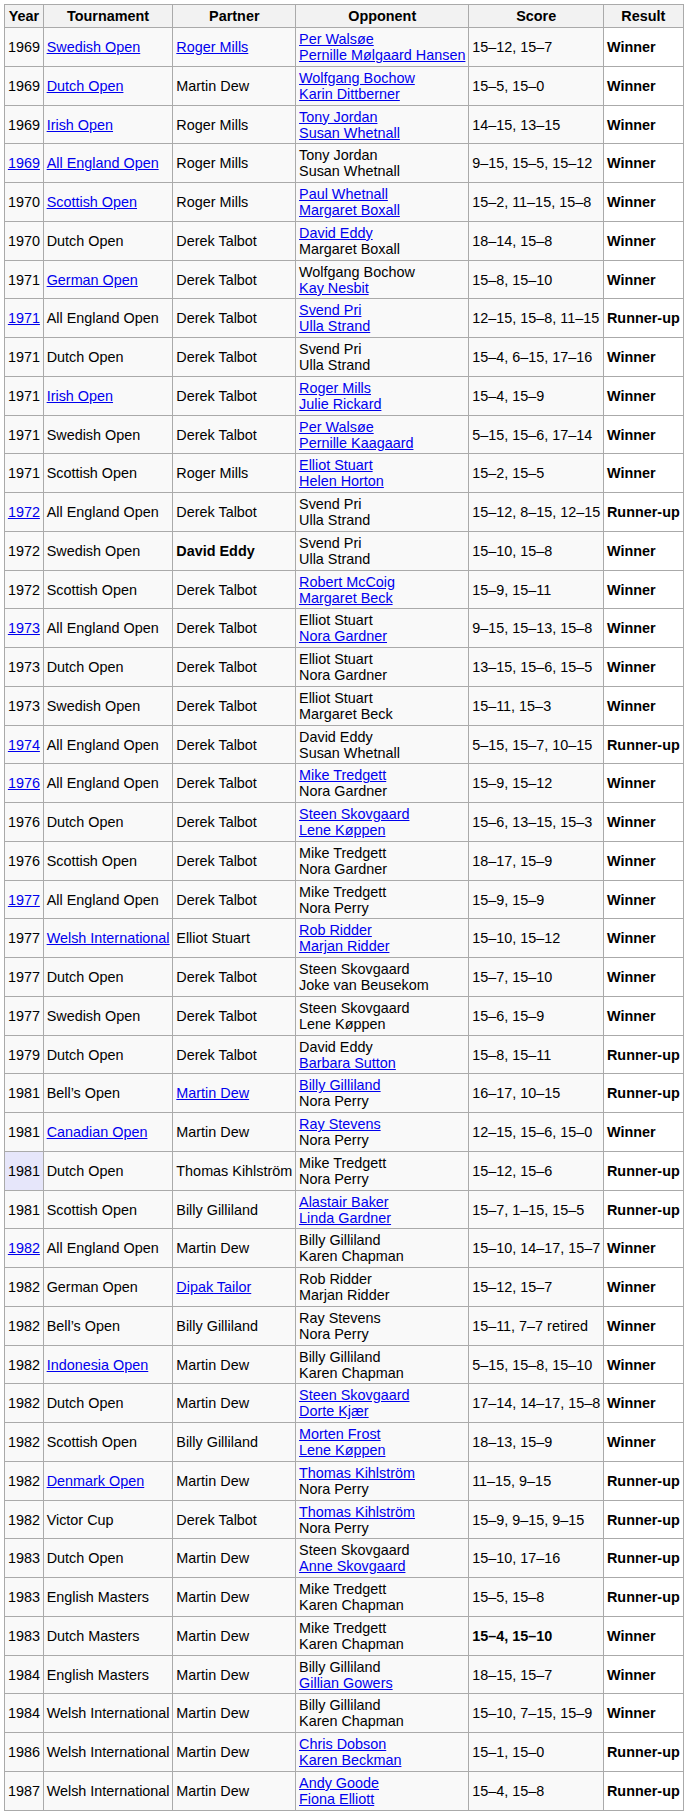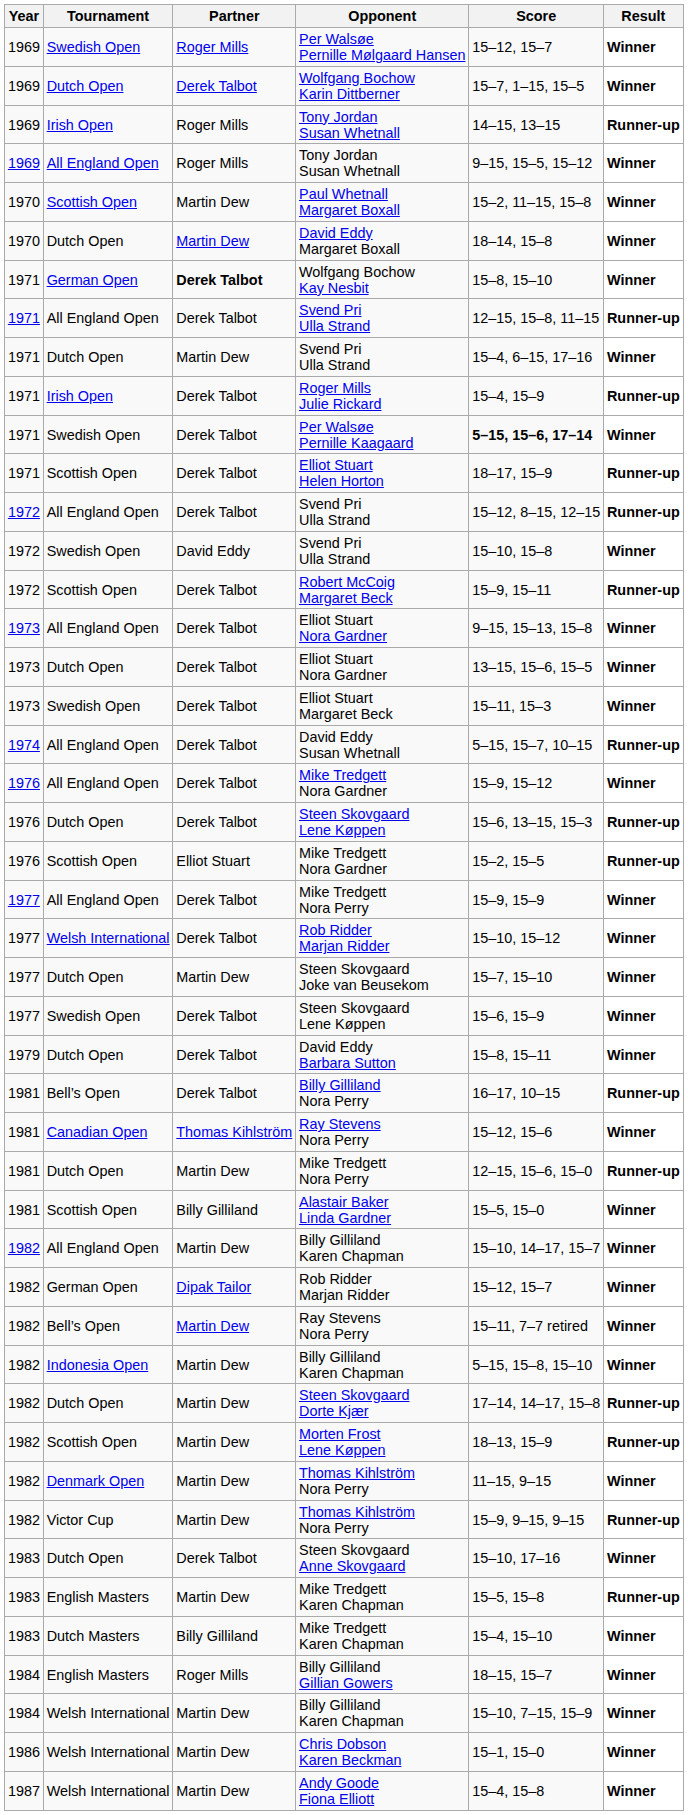(213, 86) Martin Dew -> (217, 86) Derek Talbot
(508, 86) 15–5, 15–0 -> (528, 86) 15–7, 1–15, 15–5
(631, 125) Winner -> (643, 125) Runner-up
(212, 202) Roger Mills -> (213, 202) Martin Dew
(217, 241) Derek Talbot -> (213, 241) Martin Dew
(217, 280) normal -> (219, 280) bold
(217, 357) Derek Talbot -> (213, 357) Martin Dew
(631, 396) Winner -> (643, 396) Runner-up
(532, 435) normal -> (532, 435) bold
(212, 473) Roger Mills -> (217, 473) Derek Talbot
(508, 473) 15–2, 15–5 -> (512, 473) 18–17, 15–9
(631, 473) Winner -> (643, 473) Runner-up
(216, 551) bold -> (213, 551) normal
(631, 590) Winner -> (643, 590) Runner-up
(631, 822) Winner -> (643, 822) Runner-up
(217, 861) Derek Talbot -> (213, 861) Elliot Stuart
(512, 861) 18–17, 15–9 -> (508, 861) 15–2, 15–5
(631, 861) Winner -> (643, 861) Runner-up
(213, 938) Elliot Stuart -> (217, 938) Derek Talbot
(217, 977) Derek Talbot -> (213, 977) Martin Dew
(643, 1055) Runner-up -> (631, 1055) Winner
(213, 1093) Martin Dew -> (217, 1093) Derek Talbot
(213, 1132) Martin Dew -> (234, 1132) Thomas Kihlström
(532, 1132) 12–15, 15–6, 15–0 -> (512, 1132) 15–12, 15–6
(24, 1171) lavender background -> (24, 1171) no background
(234, 1171) Thomas Kihlström -> (213, 1171) Martin Dew
(512, 1171) 15–12, 15–6 -> (532, 1171) 12–15, 15–6, 15–0
(528, 1210) 15–7, 1–15, 15–5 -> (508, 1210) 15–5, 15–0
(643, 1210) Runner-up -> (631, 1210) Winner
(217, 1326) Billy Gilliland -> (213, 1326) Martin Dew
(631, 1403) Winner -> (643, 1403) Runner-up
(217, 1442) Billy Gilliland -> (213, 1442) Martin Dew
(631, 1442) Winner -> (643, 1442) Runner-up
(643, 1481) Runner-up -> (631, 1481) Winner
(217, 1520) Derek Talbot -> (213, 1520) Martin Dew
(213, 1558) Martin Dew -> (217, 1558) Derek Talbot
(643, 1558) Runner-up -> (631, 1558) Winner
(213, 1636) Martin Dew -> (217, 1636) Billy Gilliland
(512, 1636) bold -> (512, 1636) normal
(213, 1675) Martin Dew -> (212, 1675) Roger Mills
(643, 1752) Runner-up -> (631, 1752) Winner
(643, 1791) Runner-up -> (631, 1791) Winner
